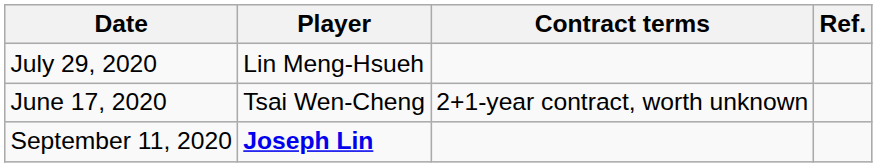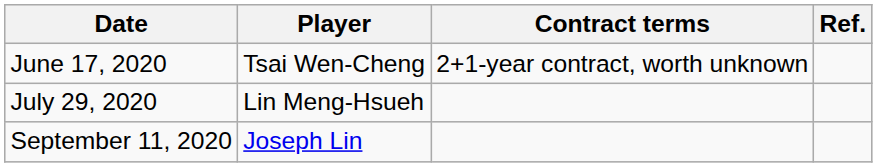rows swapped: (89, 102) <-> (84, 63)
(308, 141) bold -> (303, 141) normal
